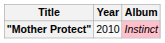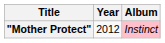(108, 29) 2010 -> (108, 29) 2012
